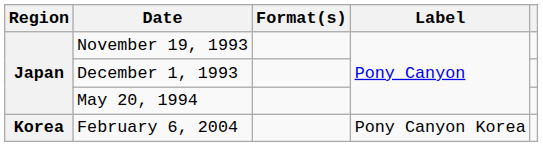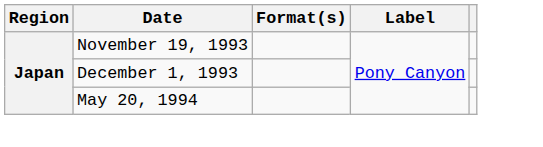- row: (158, 128)
